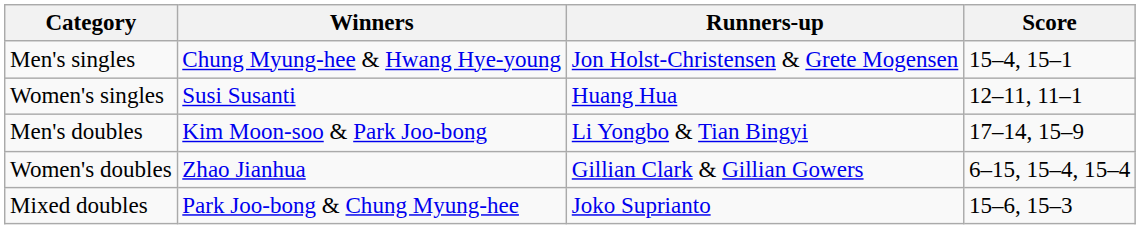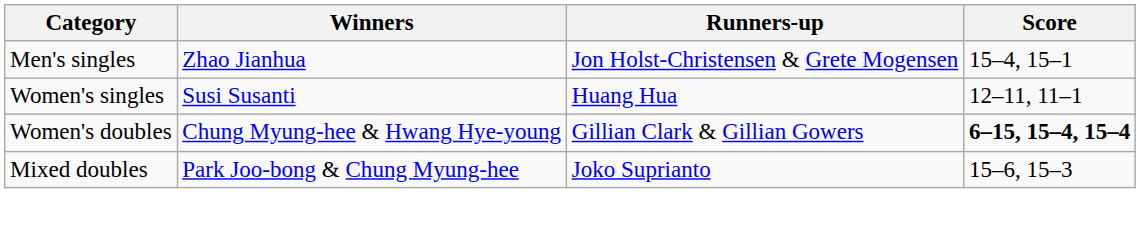(372, 59) Chung Myung-hee & Hwang Hye-young -> (244, 59) Zhao Jianhua
- row: (76, 132)
(244, 168) Zhao Jianhua -> (372, 132) Chung Myung-hee & Hwang Hye-young
(1050, 168) normal -> (1050, 132) bold
